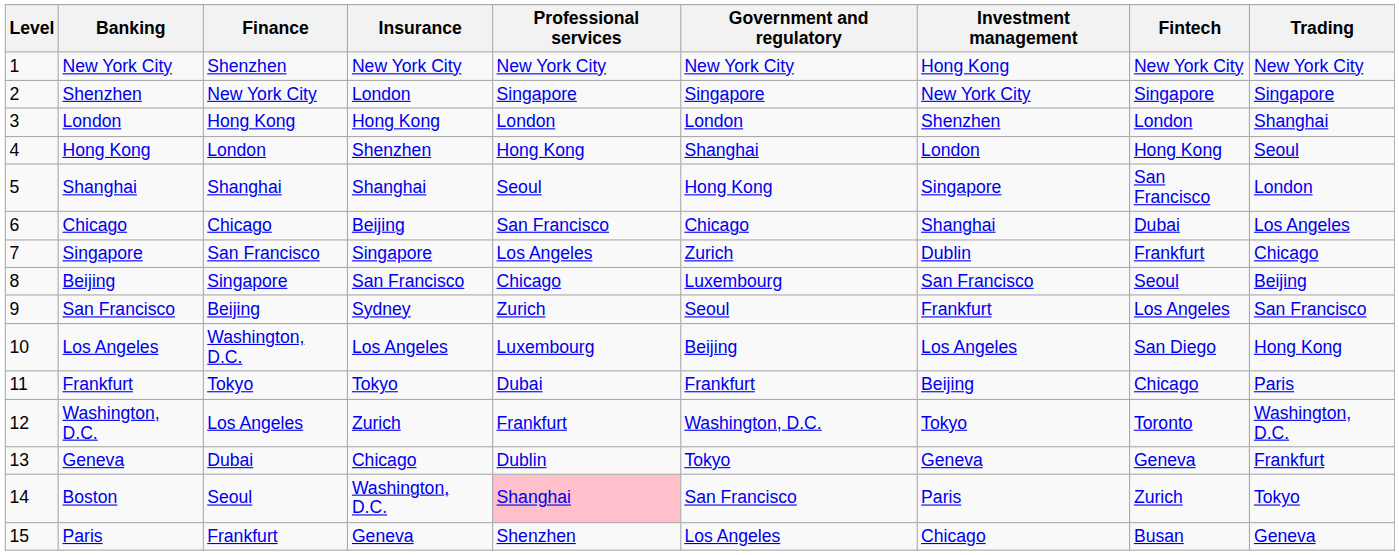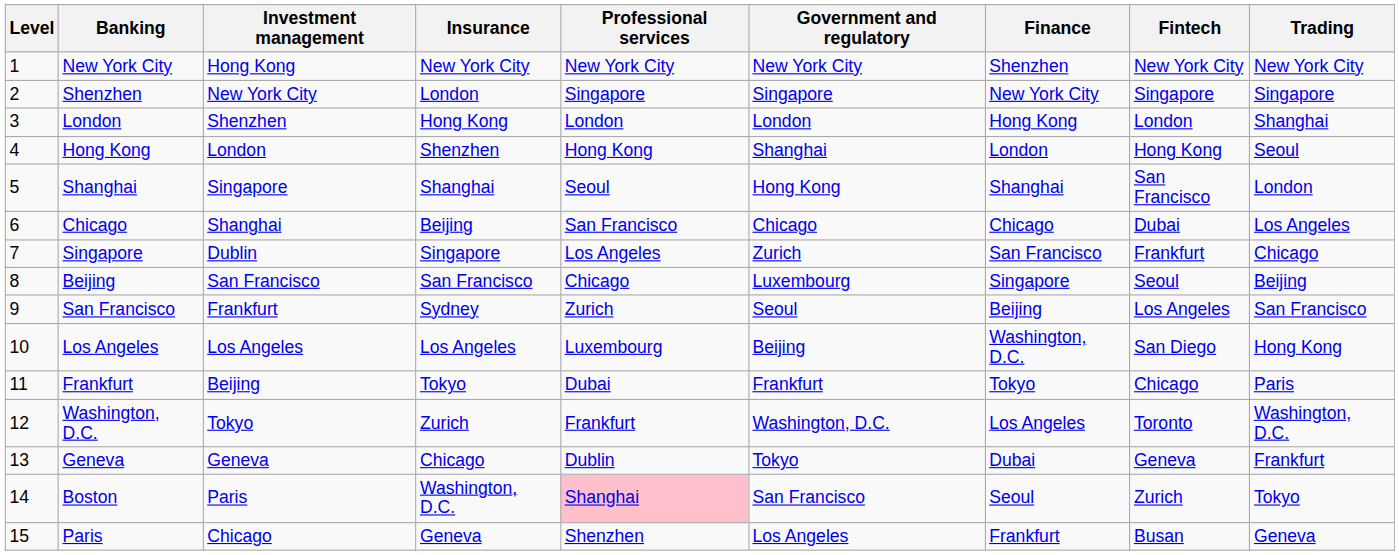columns swapped: (1023, 28) <-> (276, 28)
